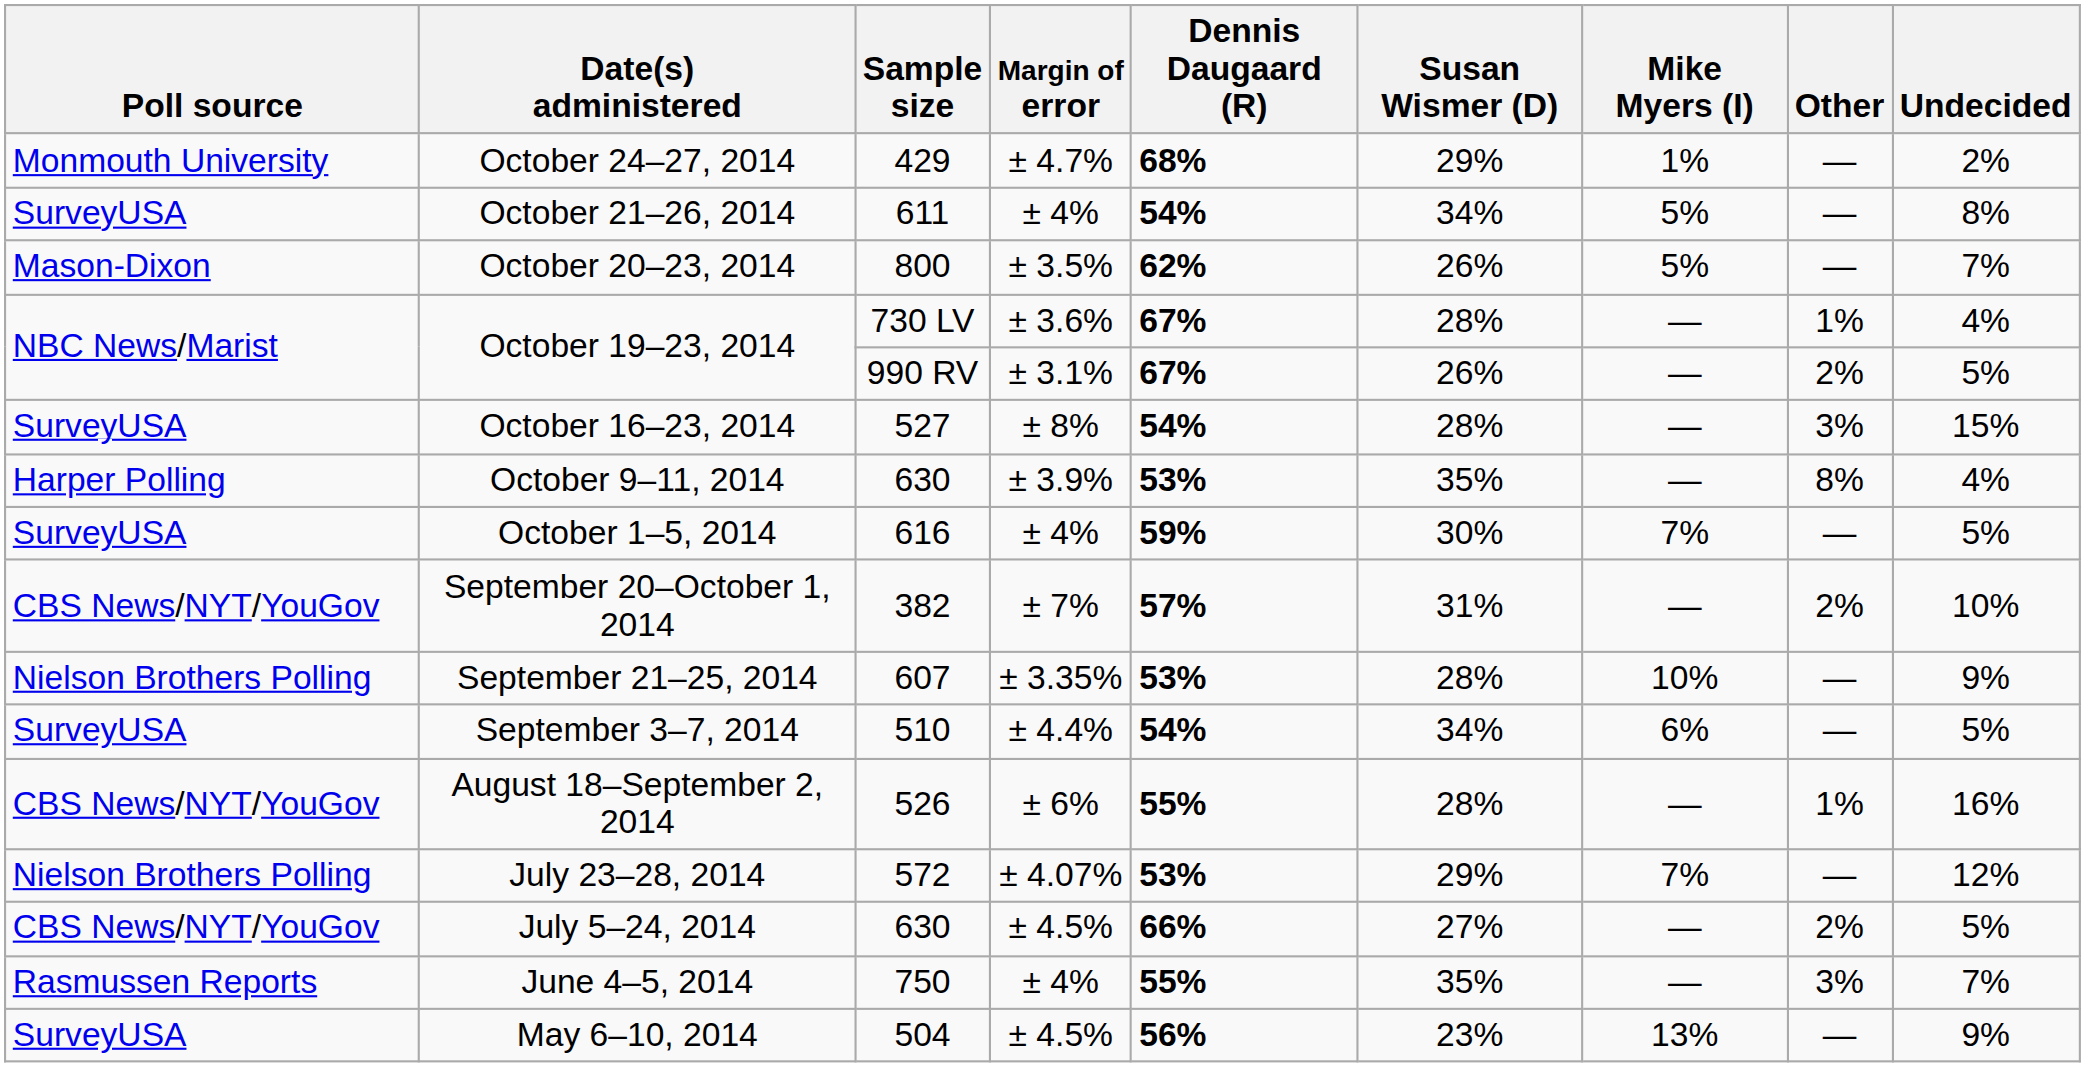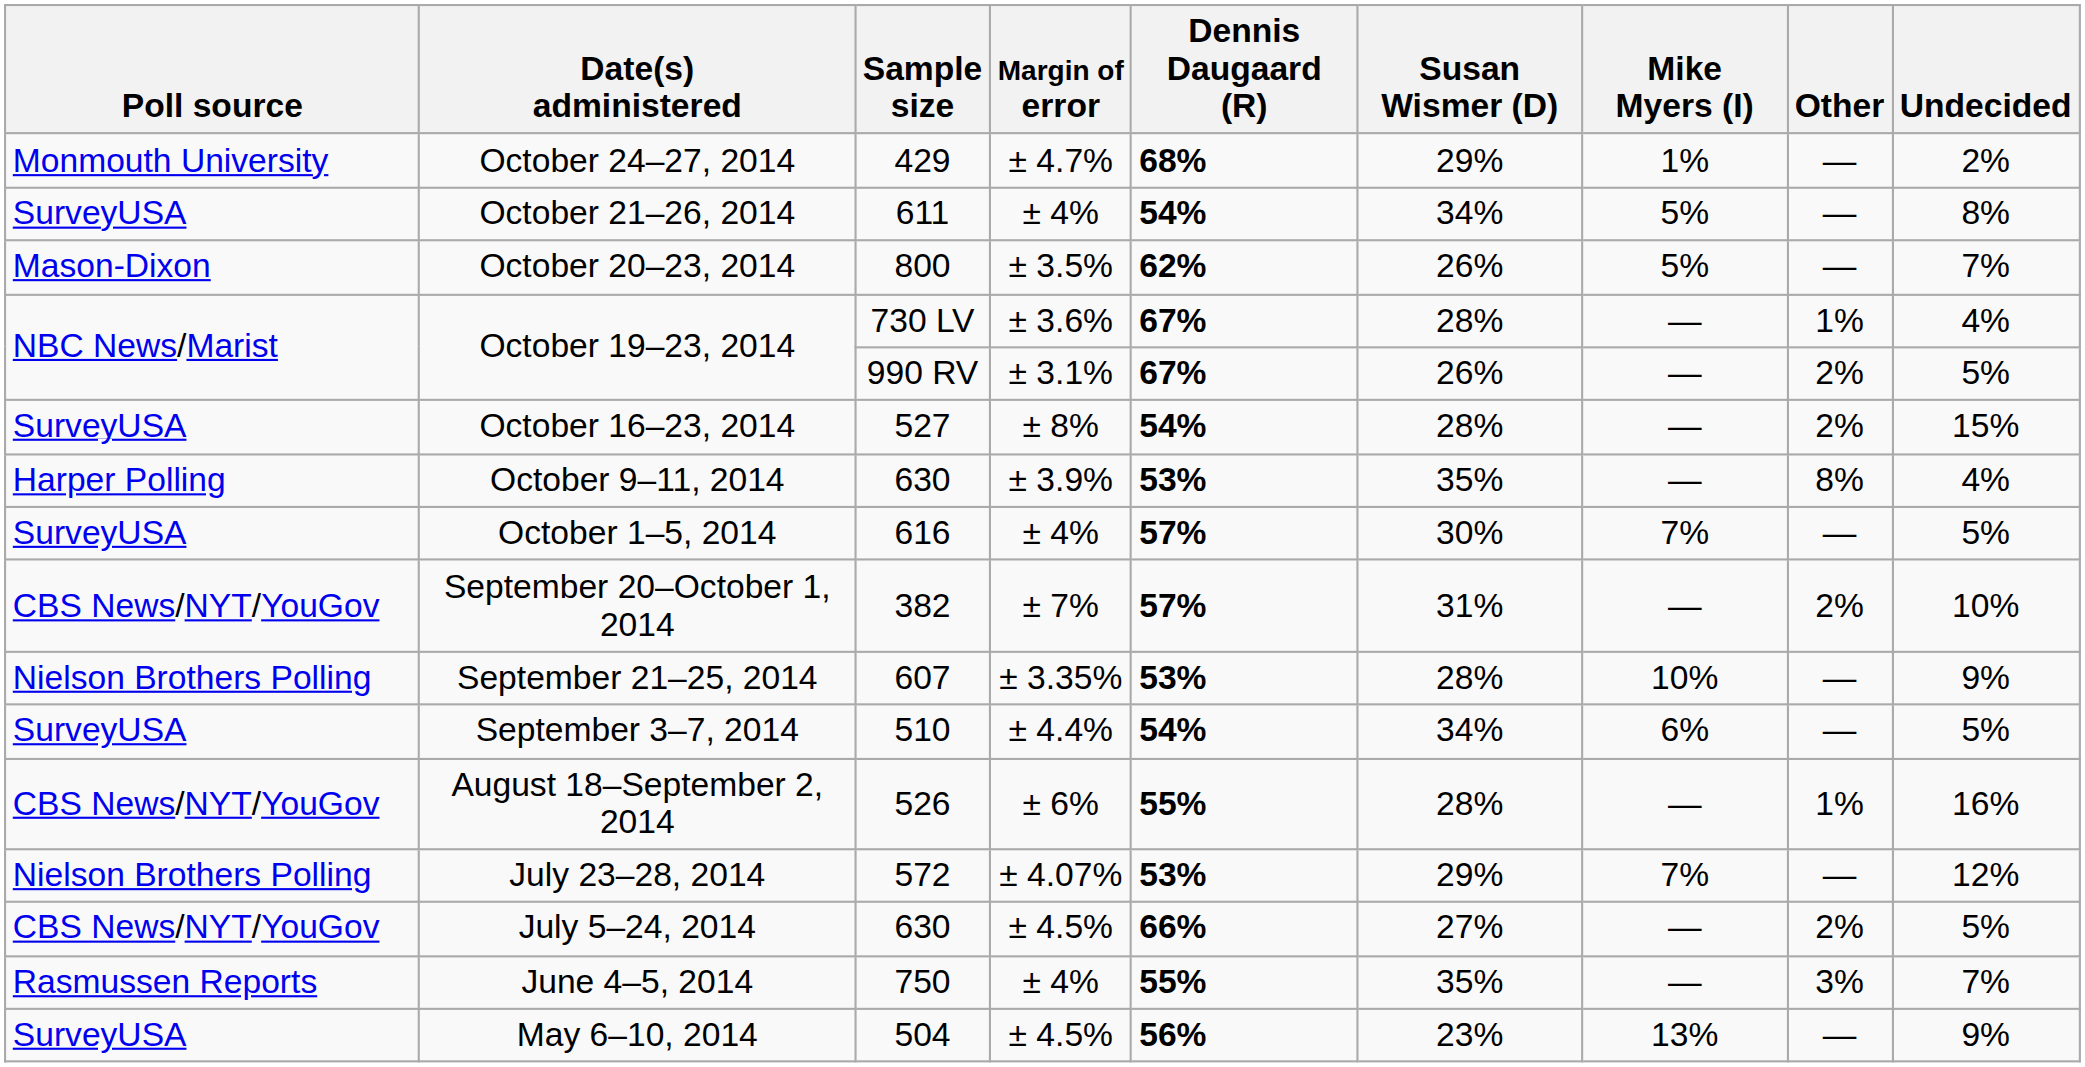(1839, 426) 3% -> (1839, 426) 2%
(1173, 533) 59% -> (1173, 533) 57%
